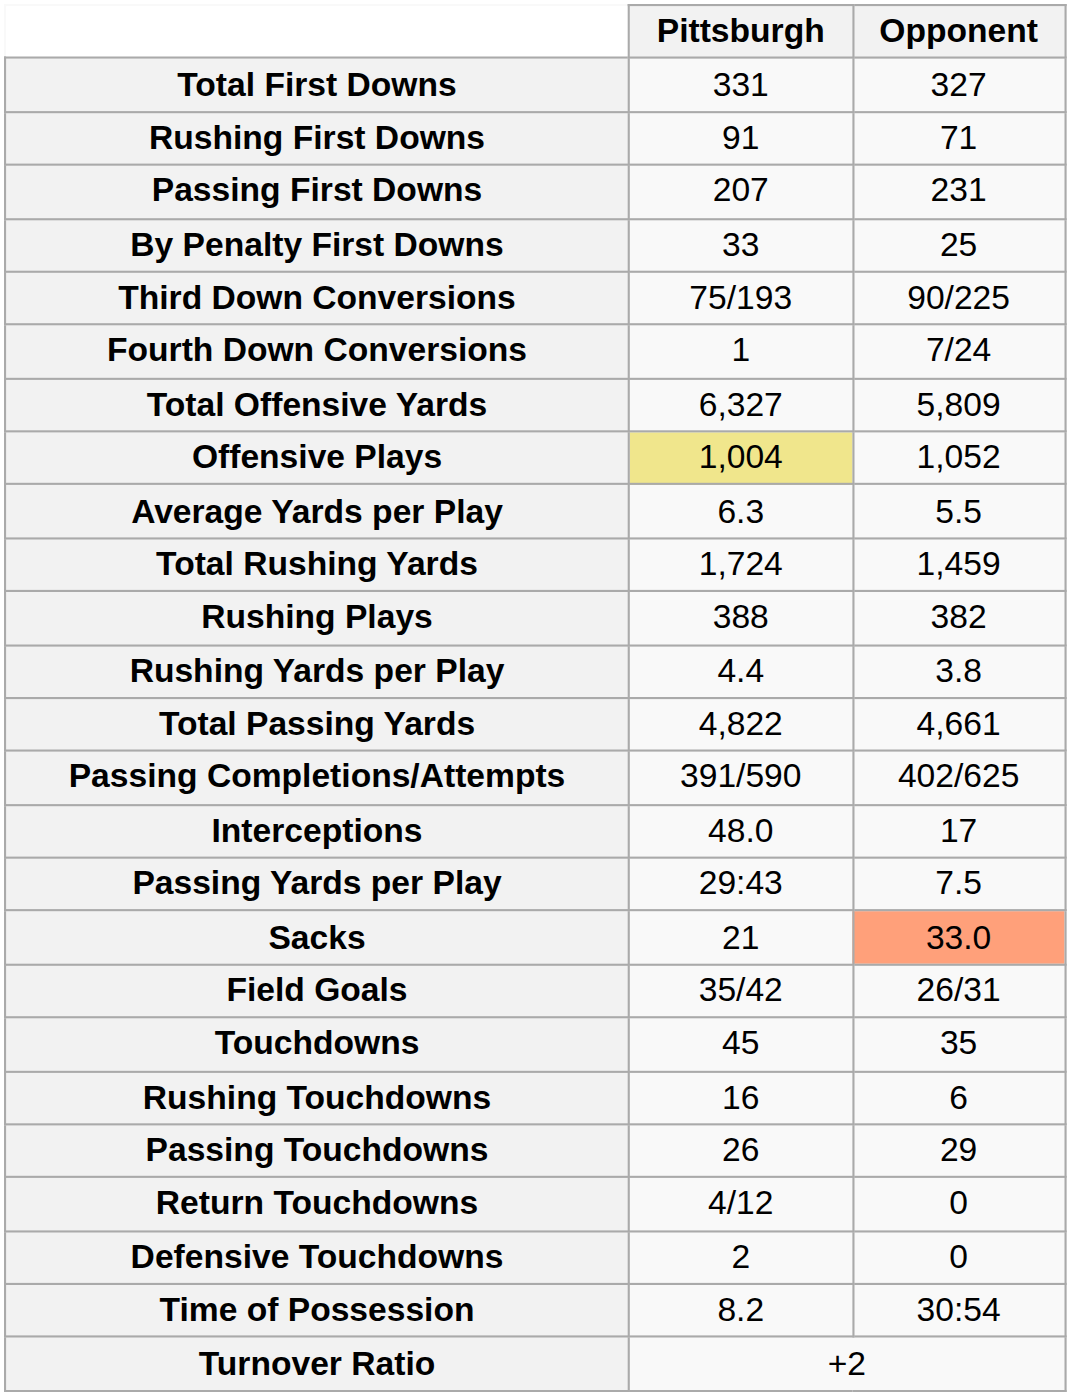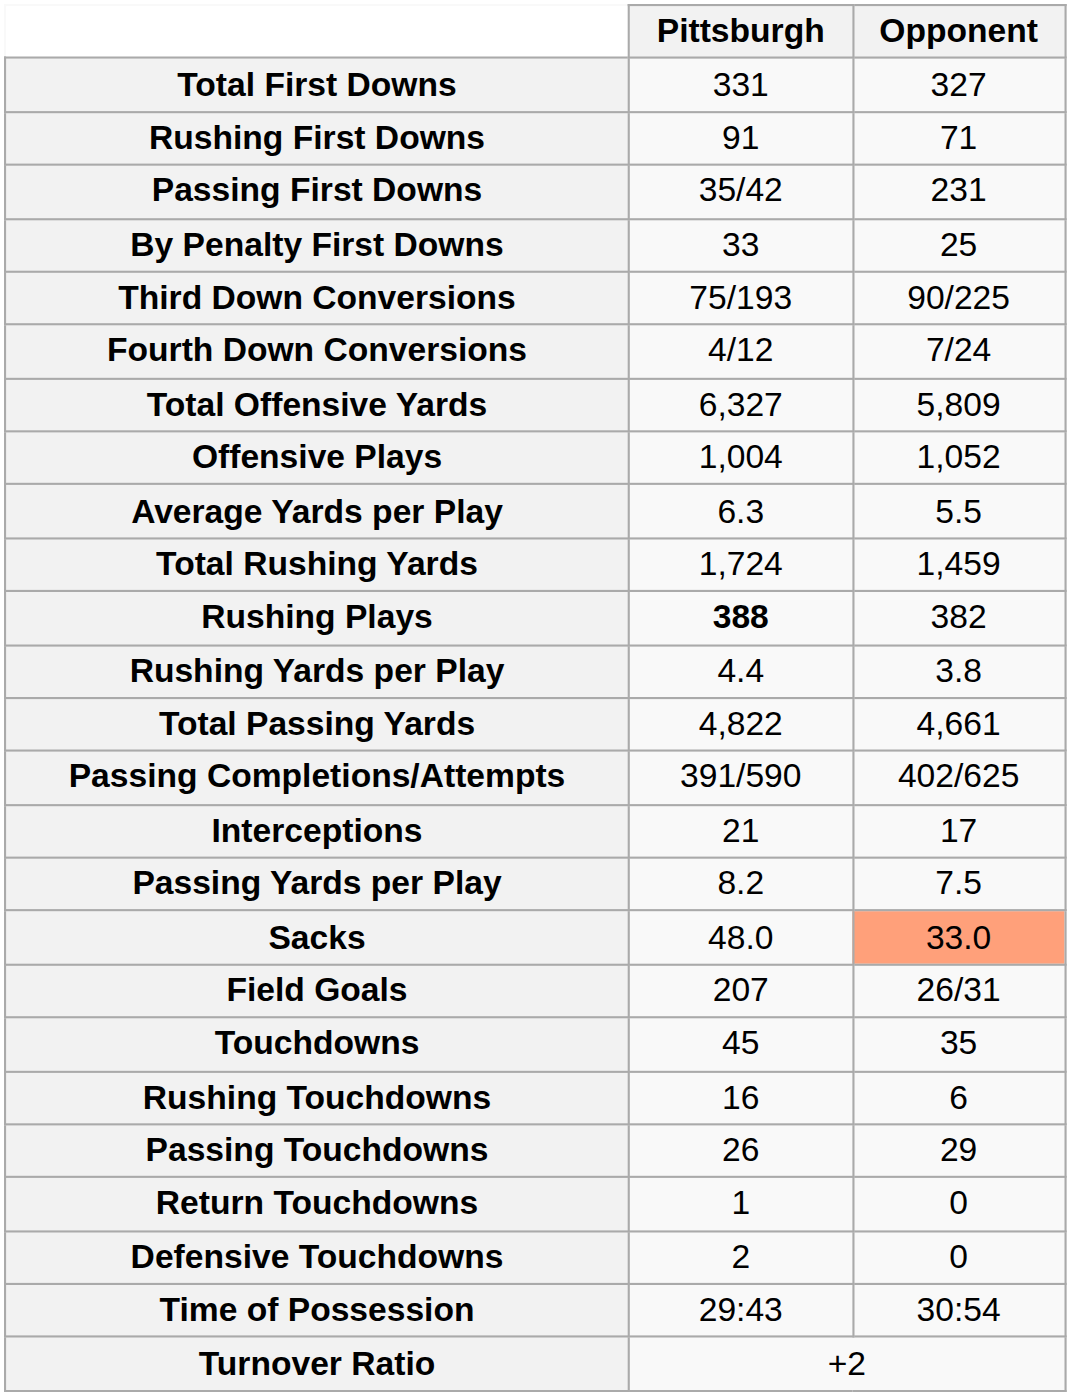(741, 191) 207 -> (741, 191) 35/42
(741, 350) 1 -> (741, 350) 4/12
(741, 457) khaki background -> (741, 457) no background
(741, 617) normal -> (741, 617) bold
(741, 830) 48.0 -> (741, 830) 21
(741, 883) 29:43 -> (741, 883) 8.2
(741, 937) 21 -> (741, 937) 48.0
(741, 990) 35/42 -> (741, 990) 207
(741, 1203) 4/12 -> (741, 1203) 1
(741, 1310) 8.2 -> (741, 1310) 29:43
